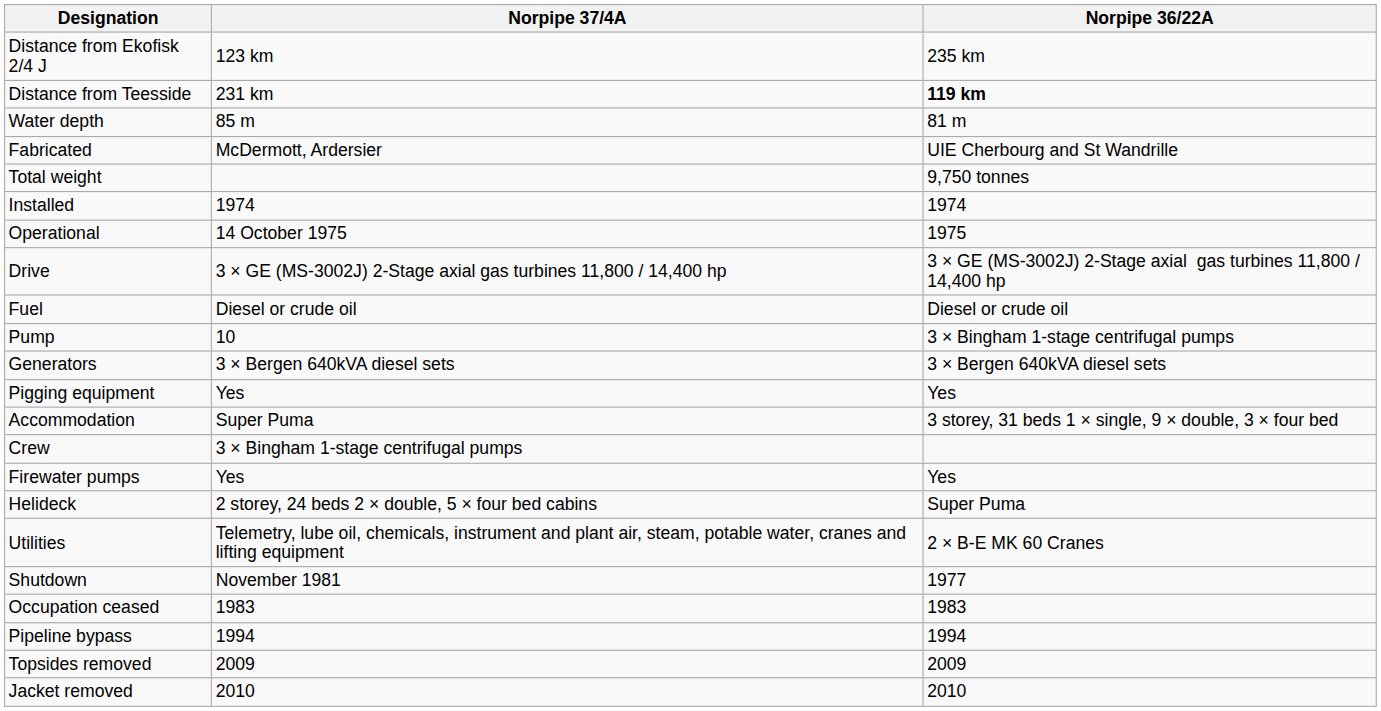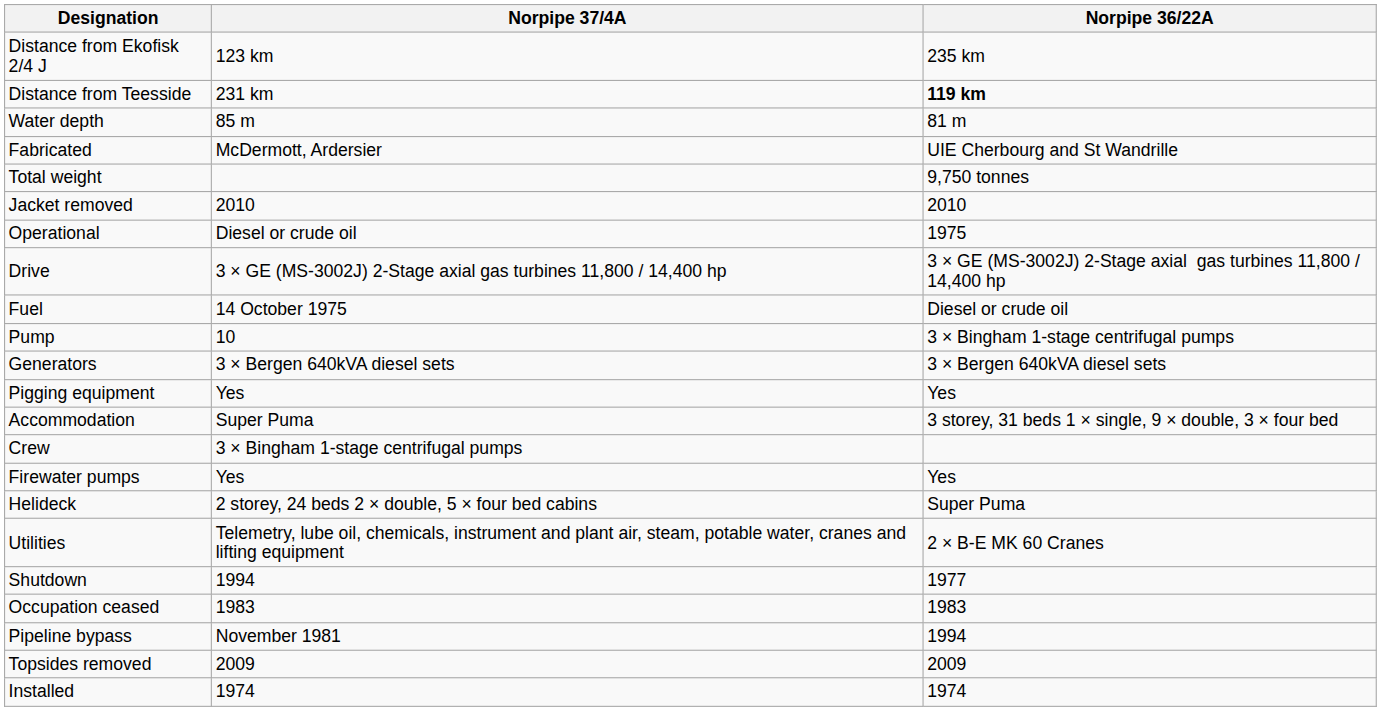rows swapped: (41, 205) <-> (71, 691)
(281, 233) 14 October 1975 -> (286, 233) Diesel or crude oil
(286, 309) Diesel or crude oil -> (281, 309) 14 October 1975
(278, 580) November 1981 -> (235, 580) 1994
(235, 636) 1994 -> (278, 636) November 1981
